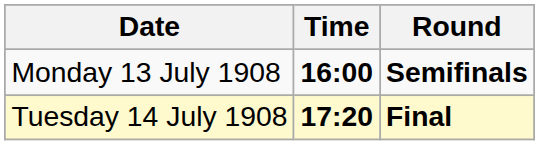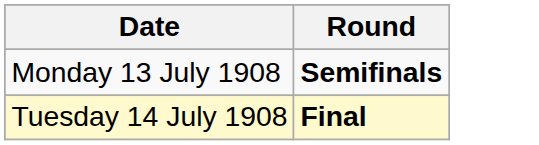- column: (337, 26)
